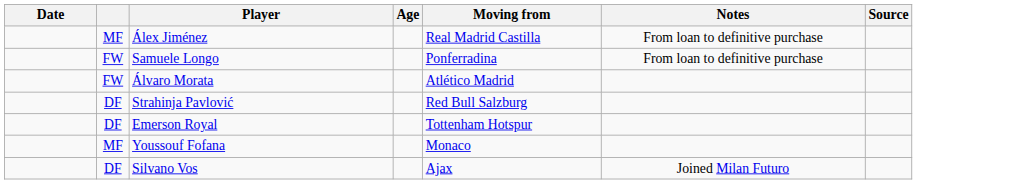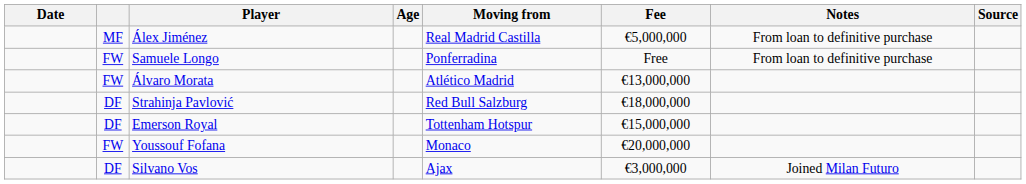+ column: (656, 15)
(113, 146) MF -> (113, 146) FW
